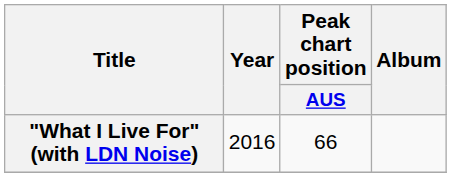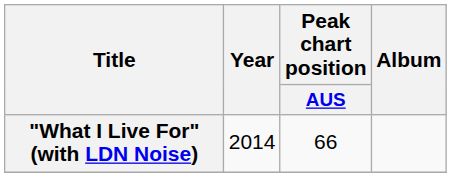(252, 143) 2016 -> (252, 143) 2014
